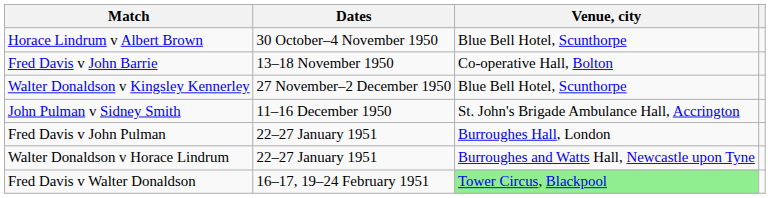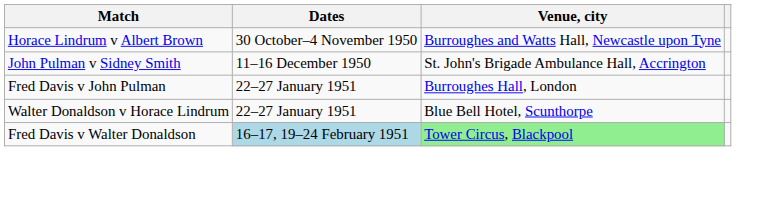(542, 39) Blue Bell Hotel, Scunthorpe -> (573, 39) Burroughes and Watts Hall, Newcastle upon Tyne
- row: (83, 63)
- row: (129, 87)
(606, 157) Burroughes and Watts Hall, Newcastle upon Tyne -> (508, 110) Blue Bell Hotel, Scunthorpe
(343, 181) no background -> (322, 134) lightblue background
